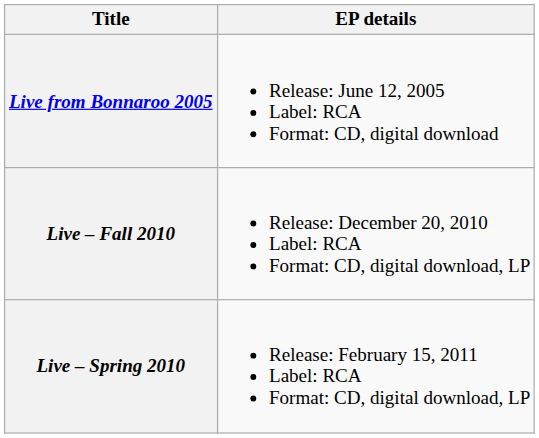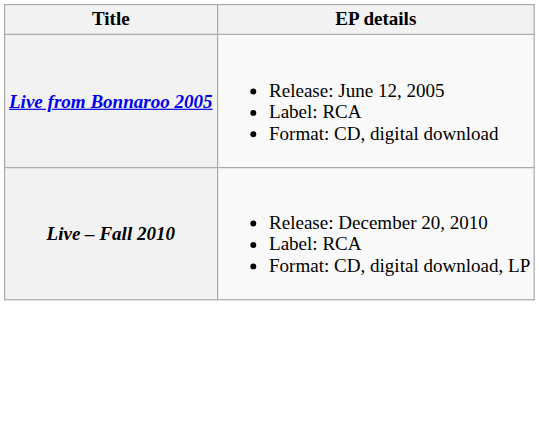- row: (111, 366)
